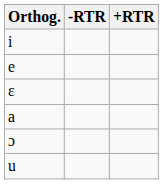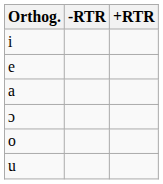- row: (11, 91)
+ row: (12, 141)
